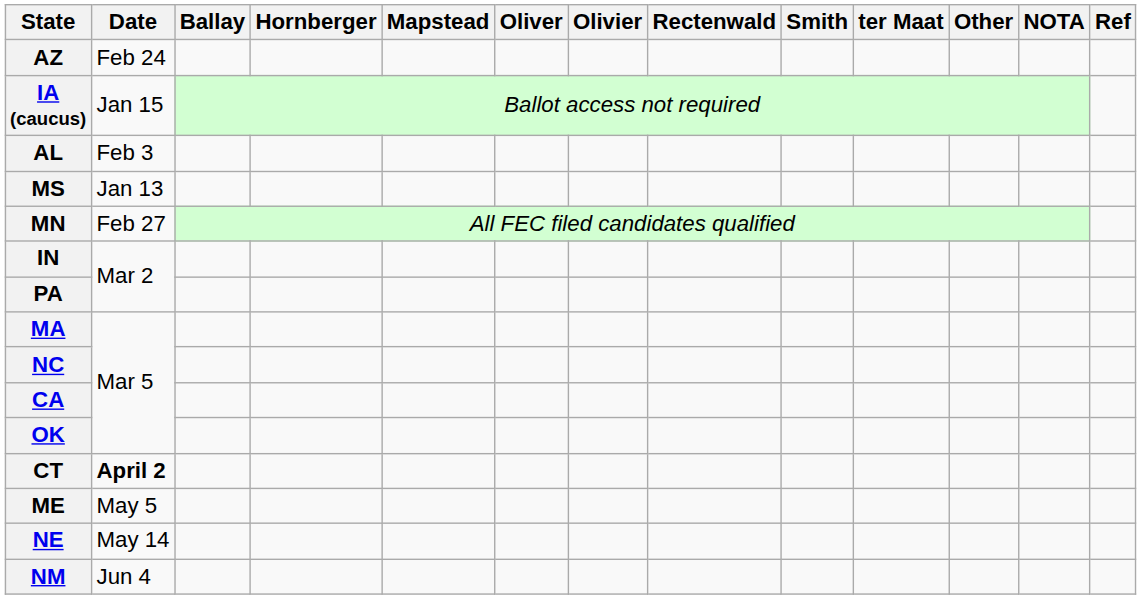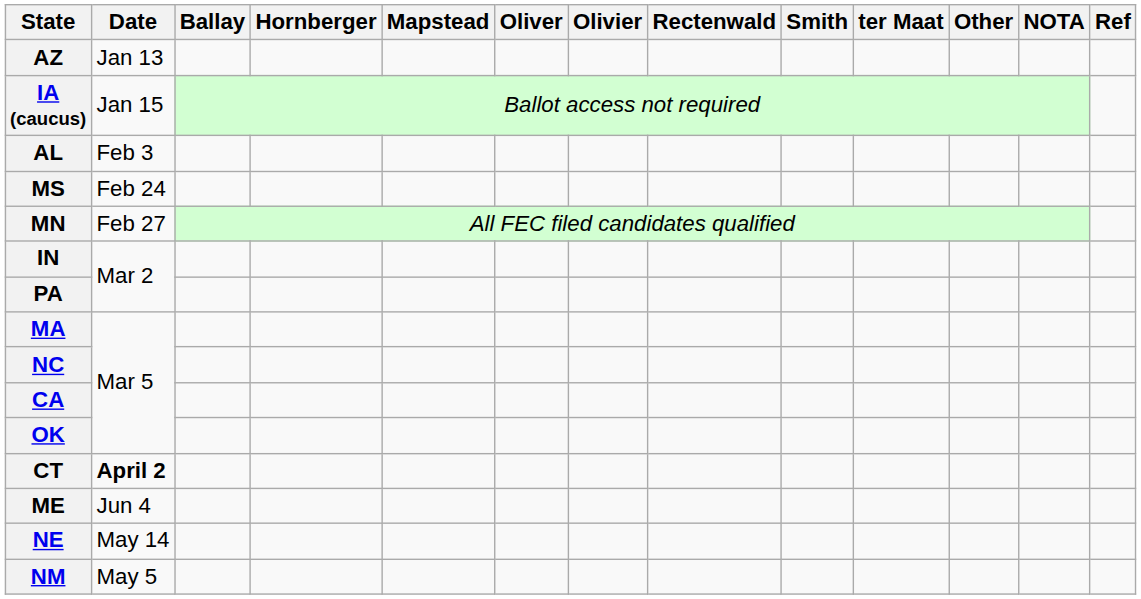(131, 57) Feb 24 -> (130, 57) Jan 13
(130, 188) Jan 13 -> (131, 188) Feb 24
(127, 505) May 5 -> (124, 505) Jun 4
(124, 576) Jun 4 -> (127, 576) May 5
